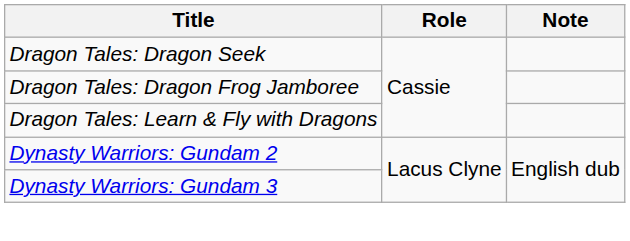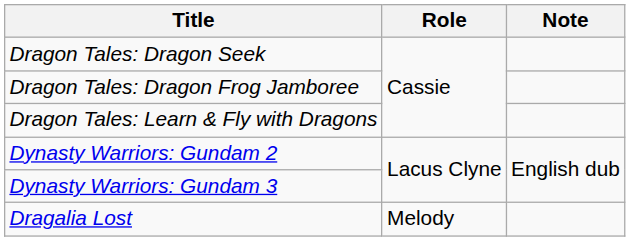+ row: (71, 218)
